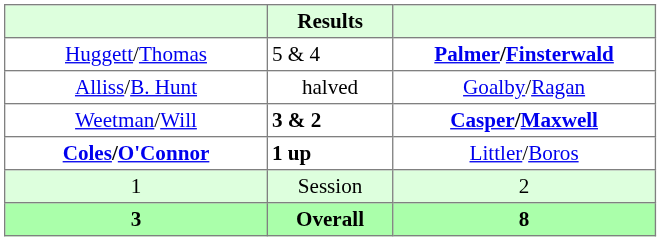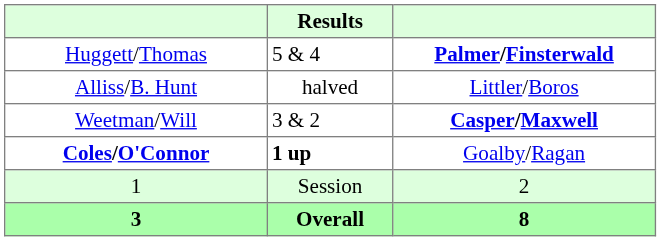(524, 87) Goalby/Ragan -> (524, 87) Littler/Boros
(297, 120) bold -> (296, 120) normal
(524, 152) Littler/Boros -> (524, 152) Goalby/Ragan
